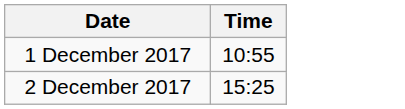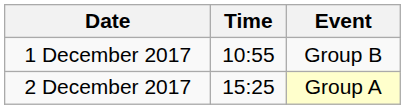+ column: (343, 21)
